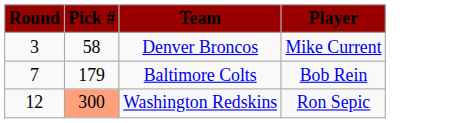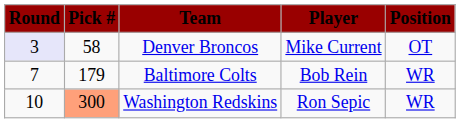+ column: (420, 18)
(34, 46) no background -> (34, 46) lavender background
(34, 103) 12 -> (34, 103) 10
